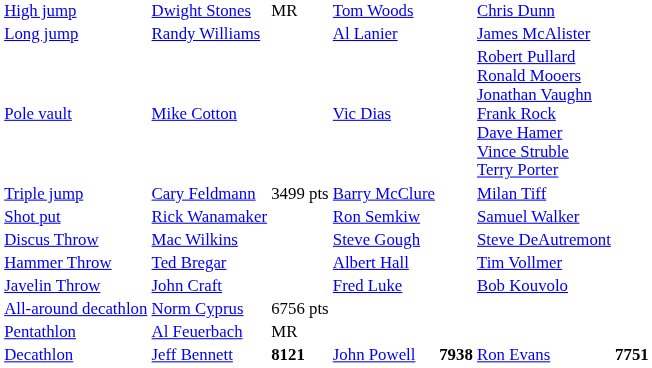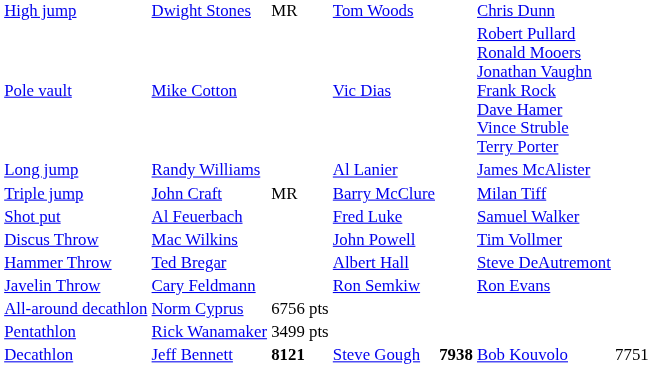rows swapped: (38, 113) <-> (41, 33)
(204, 193) Cary Feldmann -> (187, 193) John Craft
(300, 193) 3499 pts -> (284, 193) MR
(209, 216) Rick Wanamaker -> (197, 216) Al Feuerbach
(376, 216) Ron Semkiw -> (368, 216) Fred Luke
(376, 239) Steve Gough -> (374, 239) John Powell
(544, 239) Steve DeAutremont -> (520, 239) Tim Vollmer
(520, 262) Tim Vollmer -> (544, 262) Steve DeAutremont
(187, 285) John Craft -> (204, 285) Cary Feldmann
(368, 285) Fred Luke -> (376, 285) Ron Semkiw
(522, 285) Bob Kouvolo -> (514, 285) Ron Evans
(197, 331) Al Feuerbach -> (209, 331) Rick Wanamaker
(284, 331) MR -> (300, 331) 3499 pts
(374, 354) John Powell -> (376, 354) Steve Gough
(514, 354) Ron Evans -> (522, 354) Bob Kouvolo
(632, 354) bold -> (632, 354) normal
